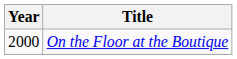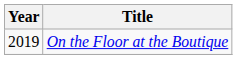(24, 41) 2000 -> (24, 41) 2019
